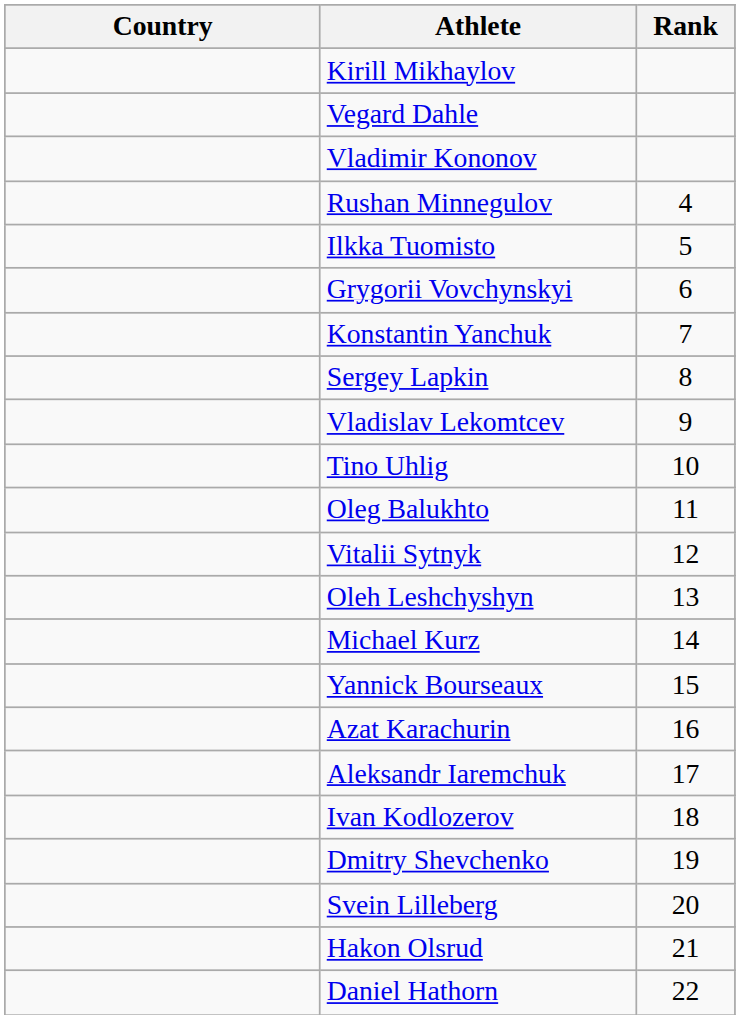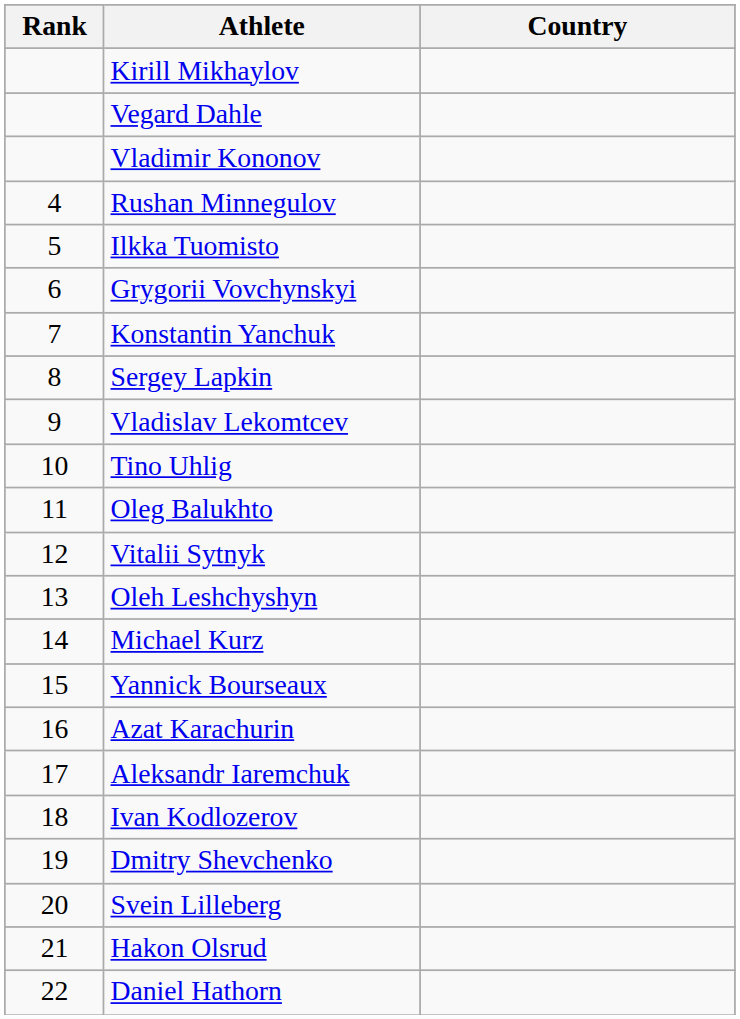columns swapped: (685, 26) <-> (163, 26)
